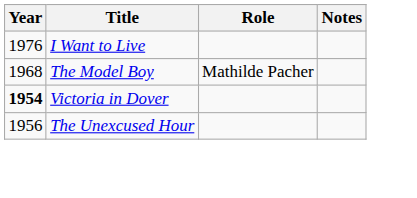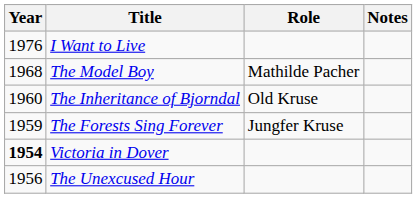+ row: (145, 98)
+ row: (136, 125)
